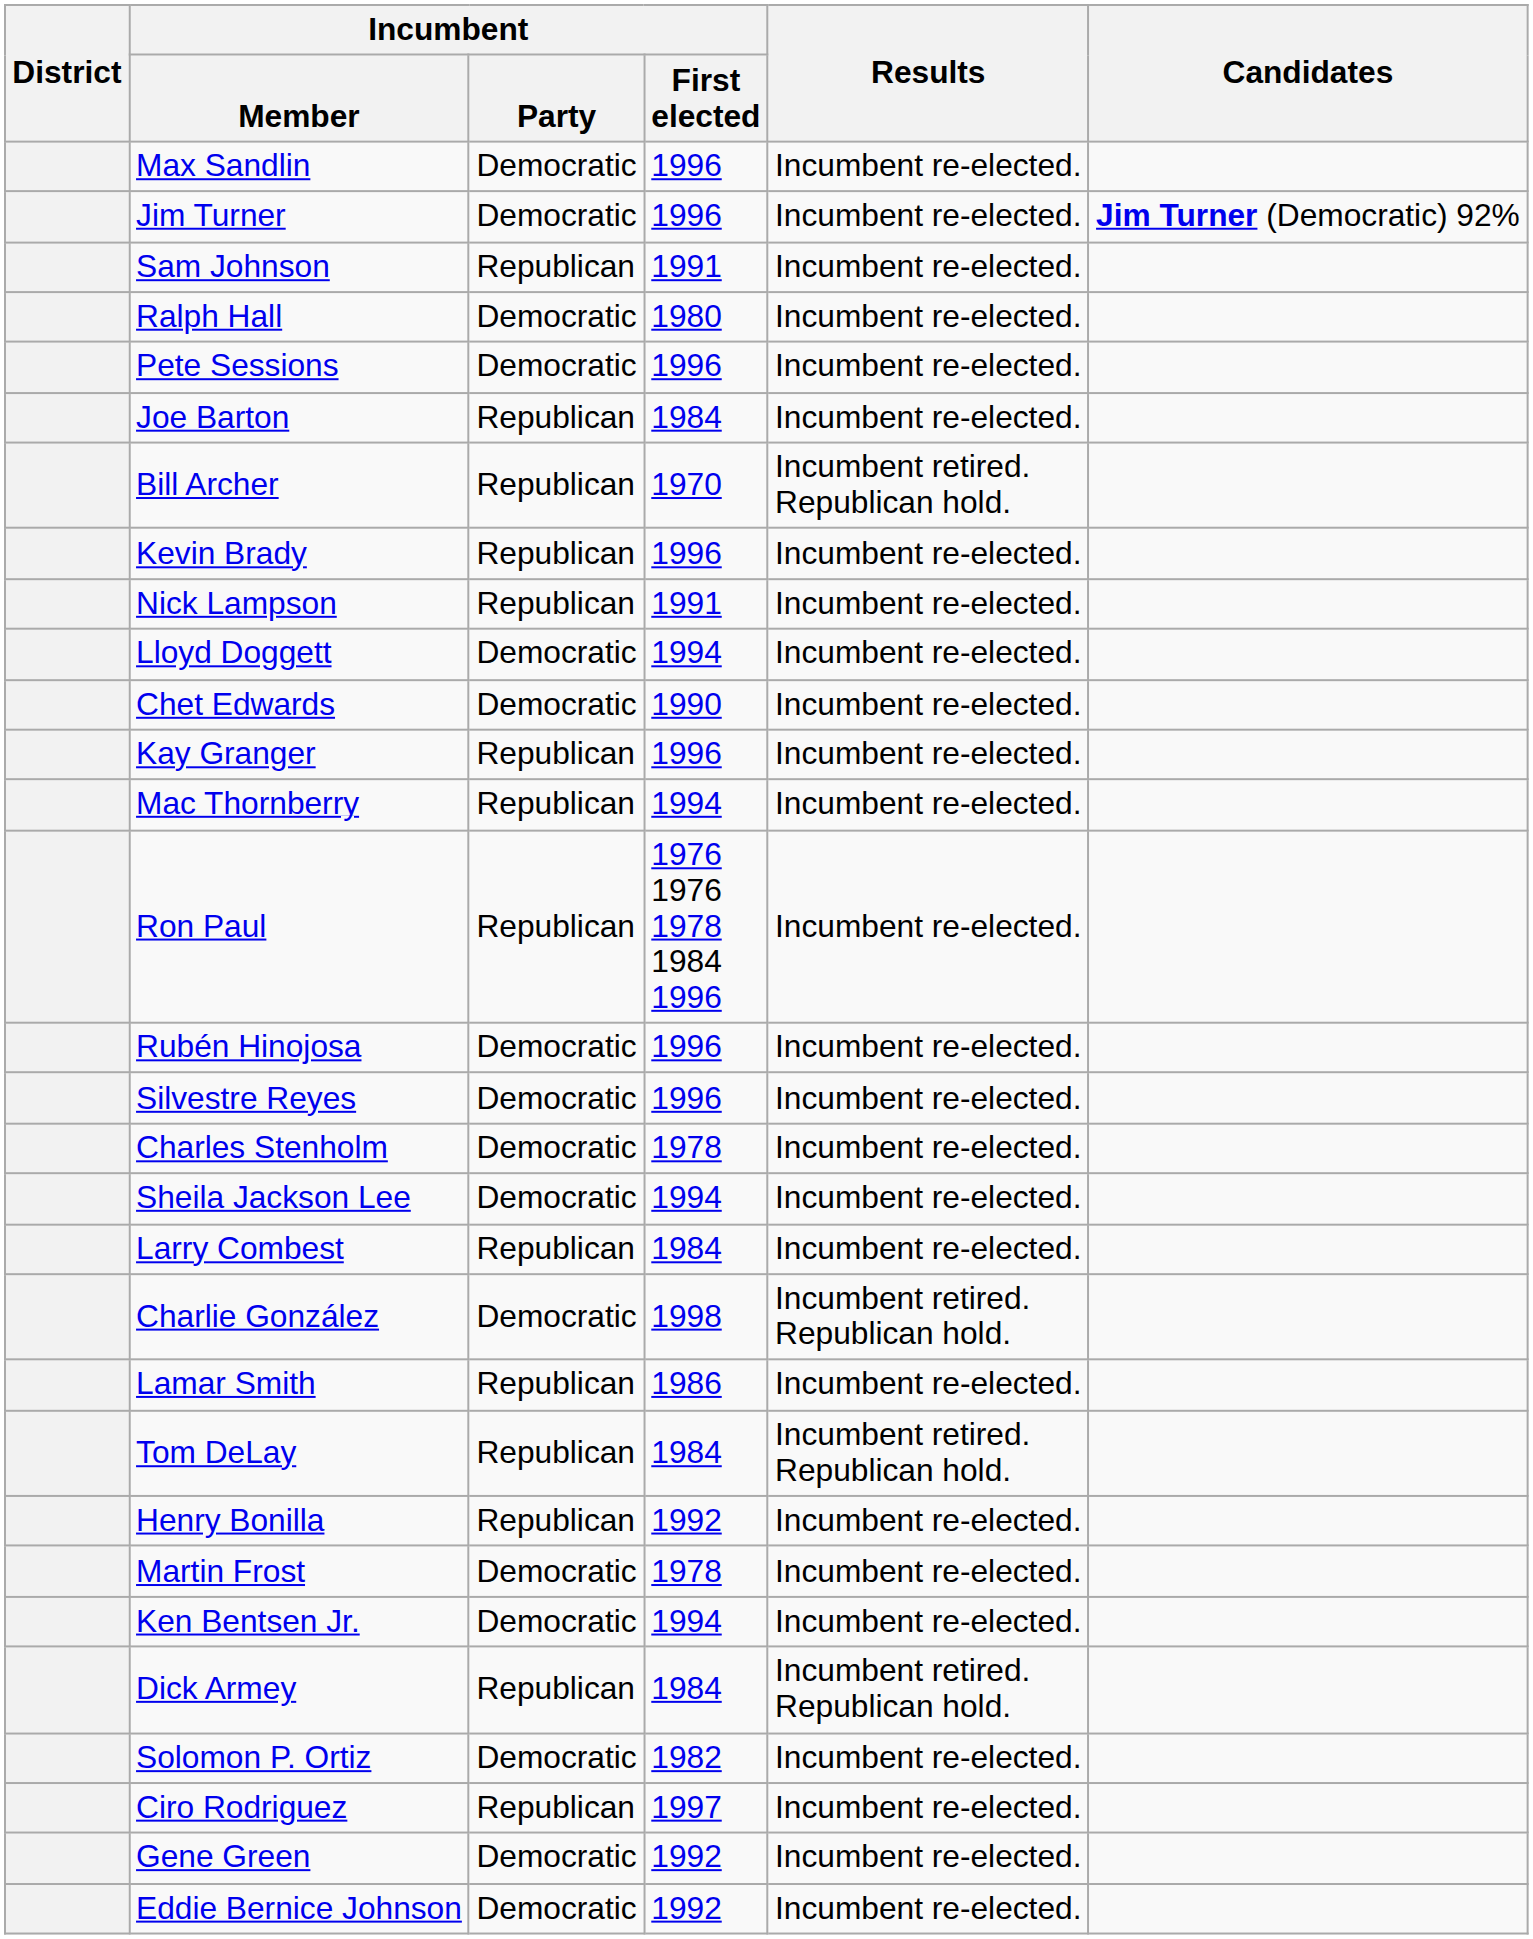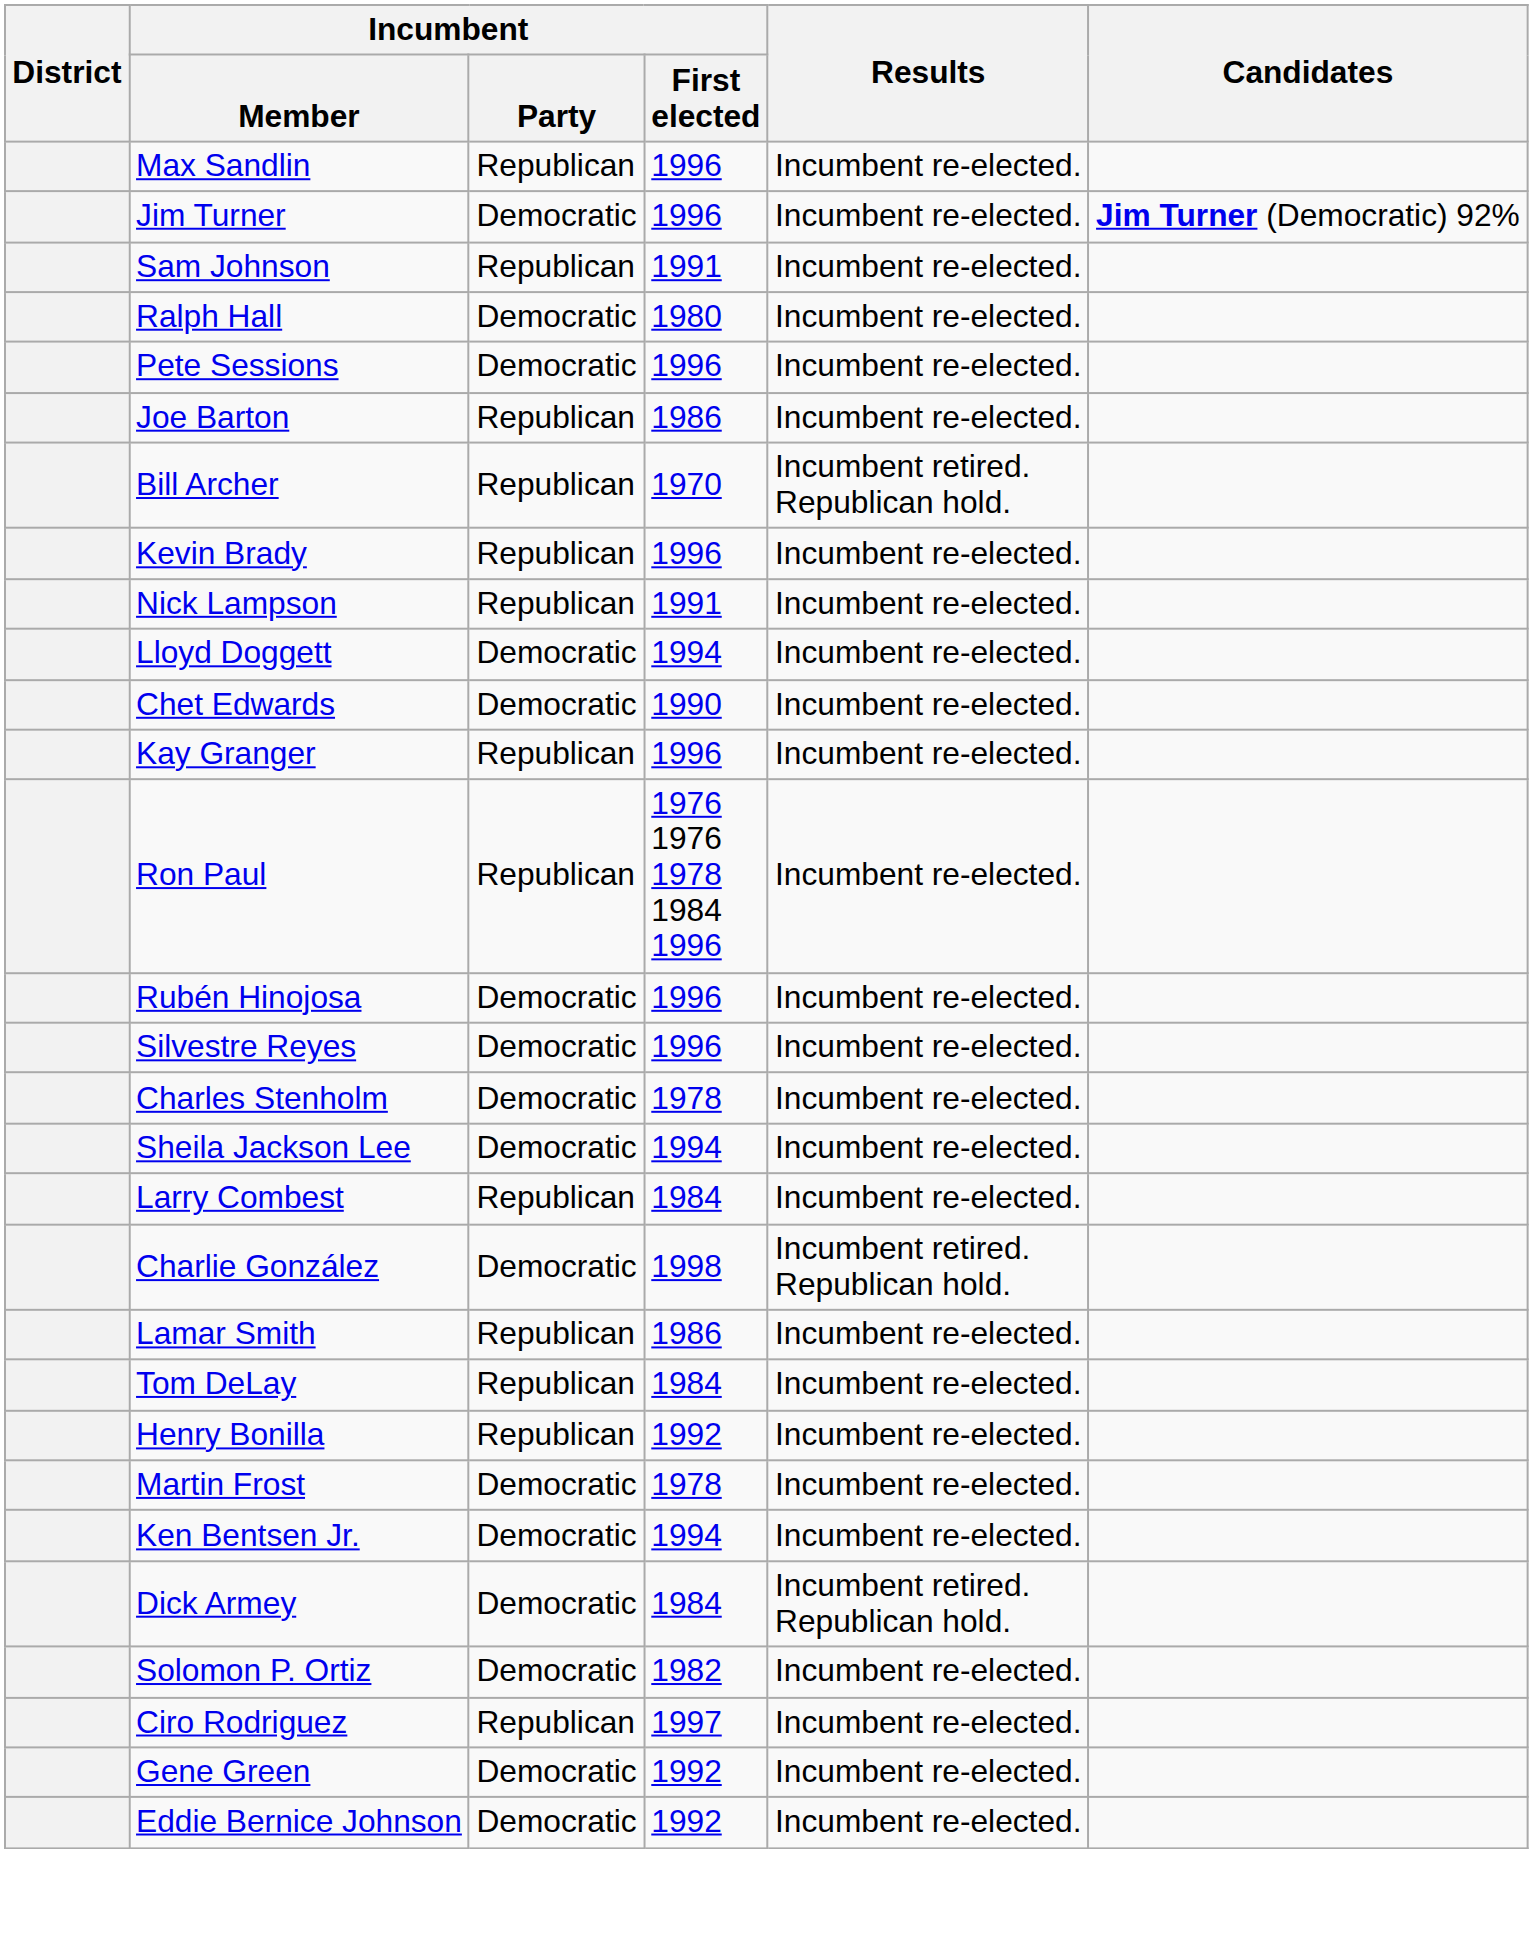(557, 165) Democratic -> (556, 165) Republican
(687, 416) 1984 -> (687, 416) 1986
- row: (248, 804)
(903, 1452) Incumbent retired. Republican hold. -> (928, 1384) Incumbent re-elected.
(556, 1689) Republican -> (557, 1603) Democratic
